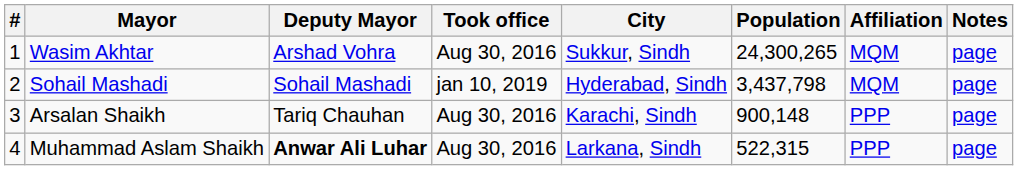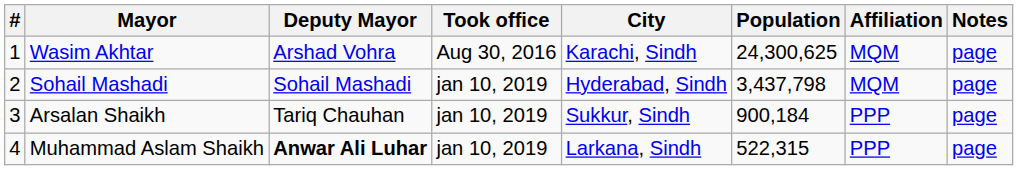(628, 52) Sukkur, Sindh -> (631, 52) Karachi, Sindh
(787, 52) 24,300,265 -> (787, 52) 24,300,625
(496, 116) Aug 30, 2016 -> (492, 116) jan 10, 2019
(631, 116) Karachi, Sindh -> (628, 116) Sukkur, Sindh
(773, 116) 900,148 -> (773, 116) 900,184
(496, 148) Aug 30, 2016 -> (492, 148) jan 10, 2019
